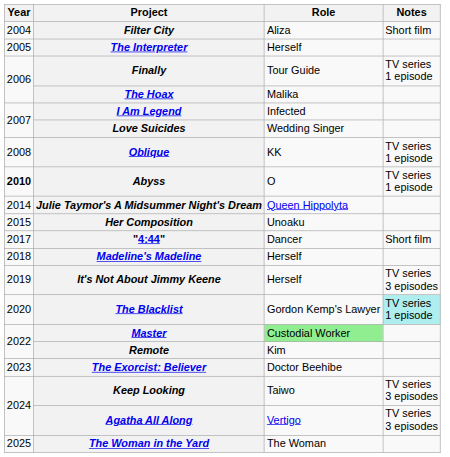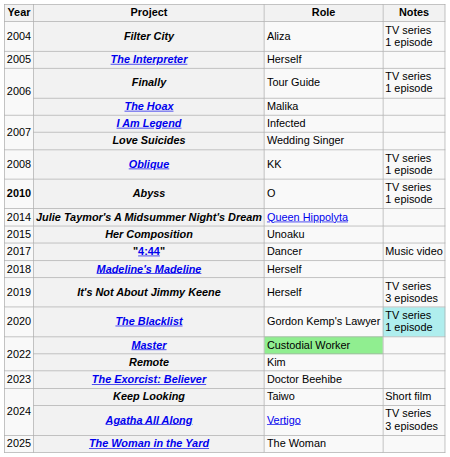(408, 30) Short film -> (409, 36) TV series 1 episode
(408, 239) Short film -> (414, 251) Music video
(412, 391) TV series 3 episodes -> (408, 397) Short film
